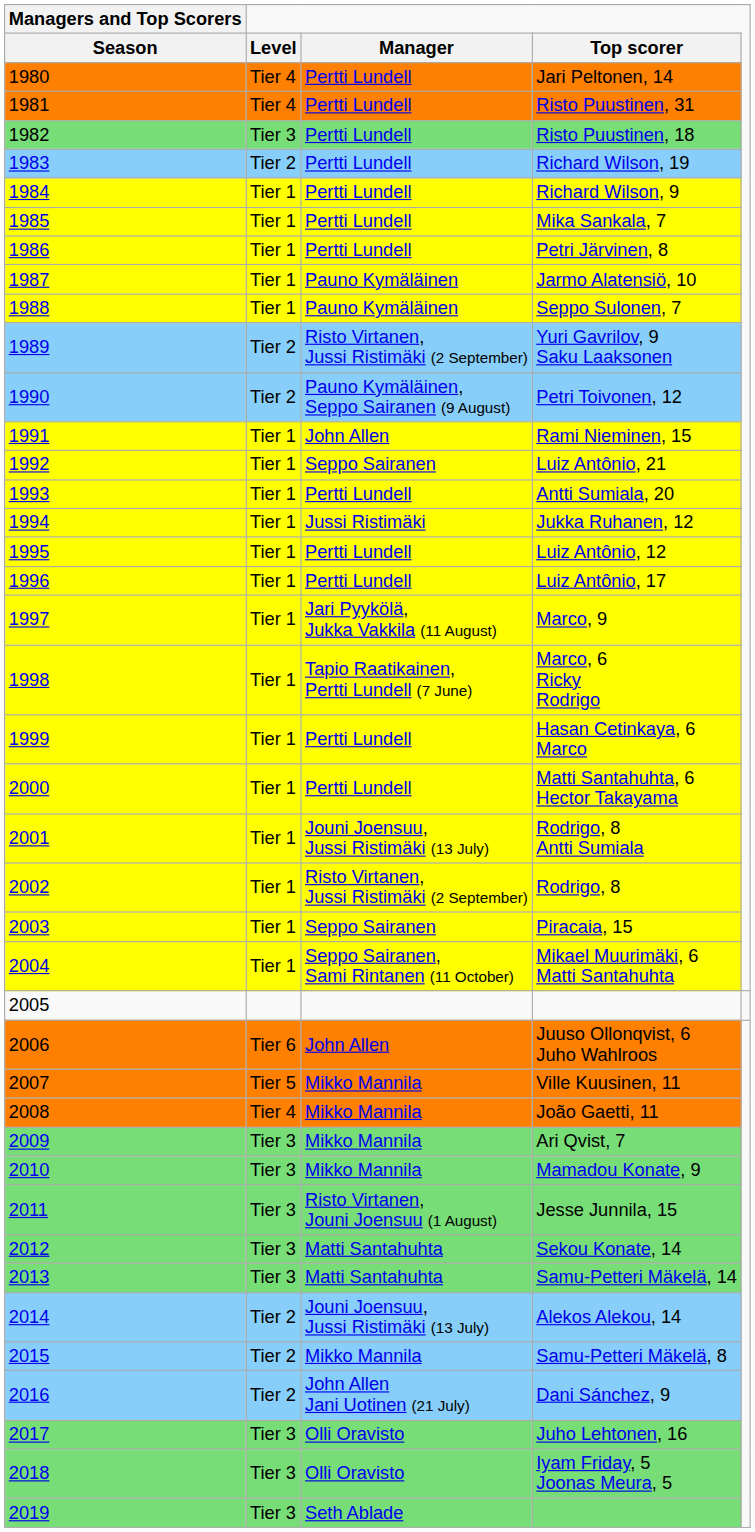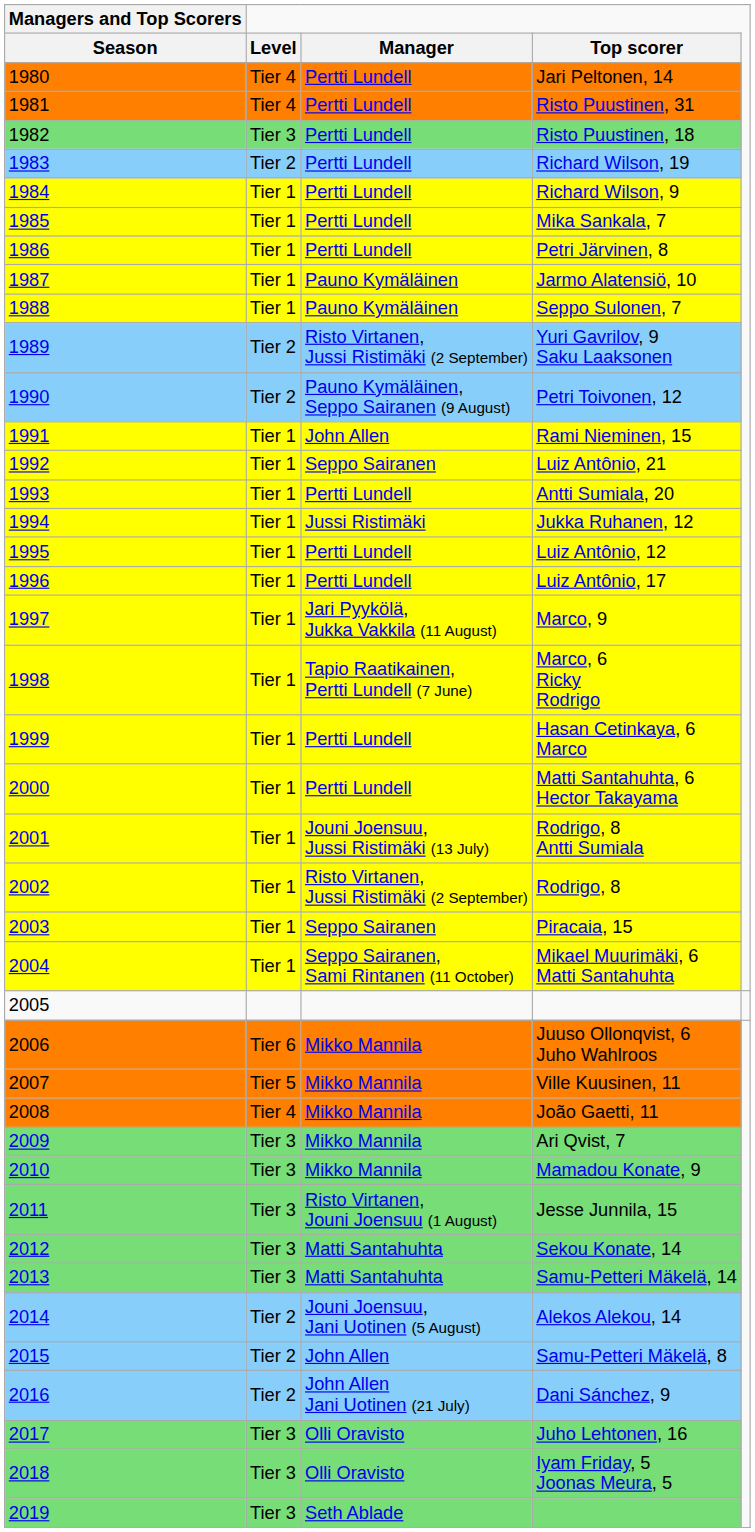(347, 1044) John Allen -> (363, 1044) Mikko Mannila
(397, 1316) Jouni Joensuu, Jussi Ristimäki (13 July) -> (393, 1316) Jouni Joensuu, Jani Uotinen (5 August)
(363, 1356) Mikko Mannila -> (347, 1356) John Allen
